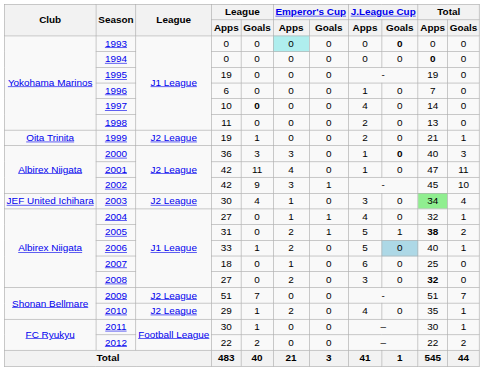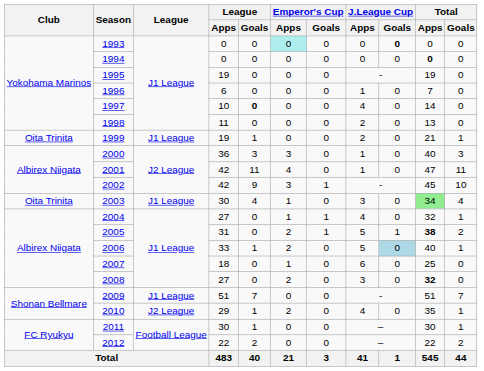(174, 138) J2 League -> (171, 138) J1 League
(400, 153) bold -> (397, 153) normal
(50, 201) JEF United Ichihara -> (49, 201) Oita Trinita
(174, 201) J2 League -> (171, 201) J1 League
(174, 295) J2 League -> (171, 295) J1 League
